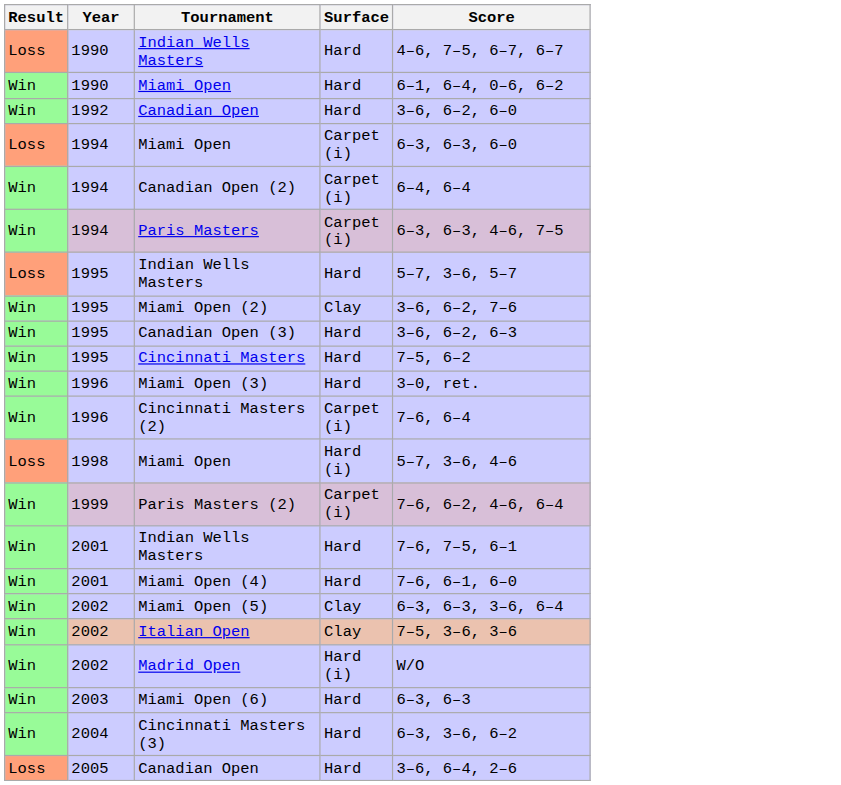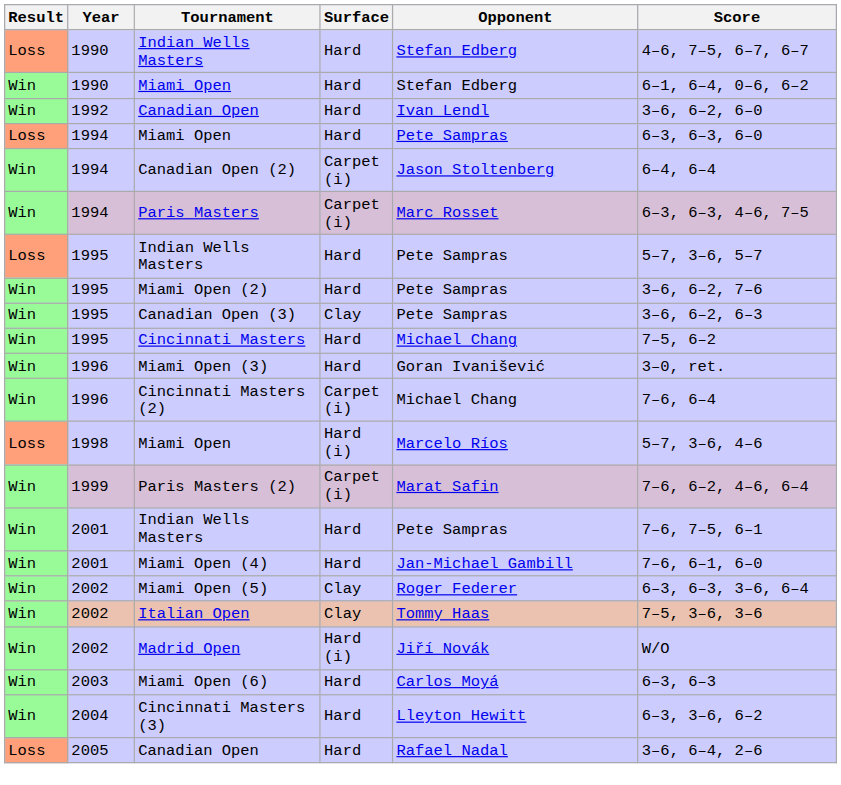+ column: (515, 17)
(352, 145) Carpet (i) -> (343, 136) Hard
(343, 308) Clay -> (343, 290) Hard
(343, 333) Hard -> (343, 316) Clay
